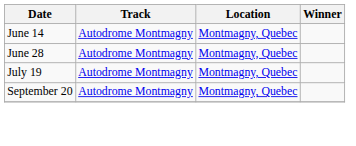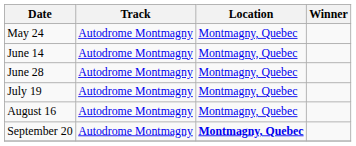+ row: (25, 33)
+ row: (32, 111)
(248, 91) normal -> (251, 130) bold
